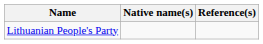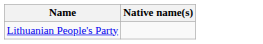- column: (227, 13)
